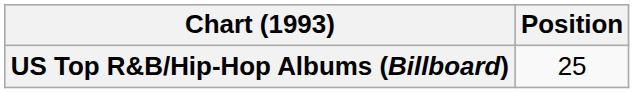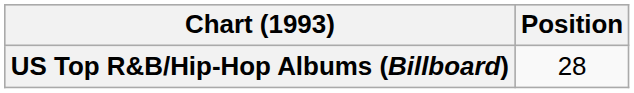(572, 66) 25 -> (572, 66) 28
